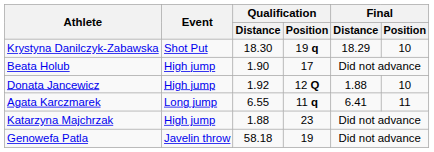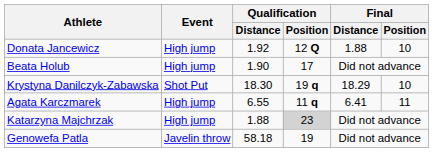rows swapped: (83, 49) <-> (53, 85)
(191, 103) Long jump -> (190, 103) High jump
(307, 121) no background -> (307, 121) lightgrey background
